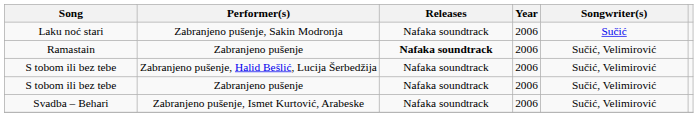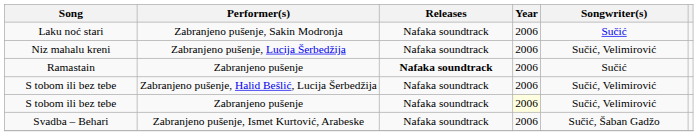+ row: (71, 49)
(614, 49) Sučić, Velimirović -> (614, 67) Sučić
(527, 85) no background -> (527, 103) lightyellow background
(614, 103) Sučić, Velimirović -> (614, 121) Sučić, Šaban Gadžo
